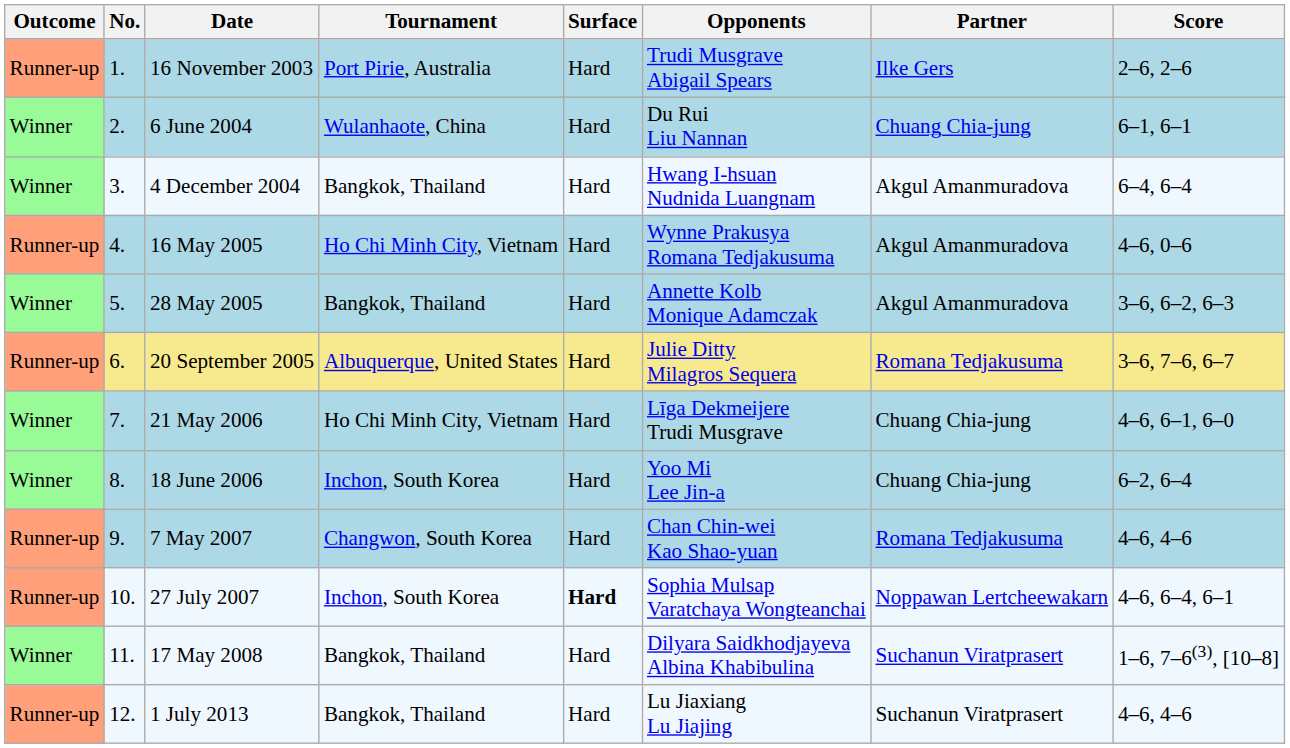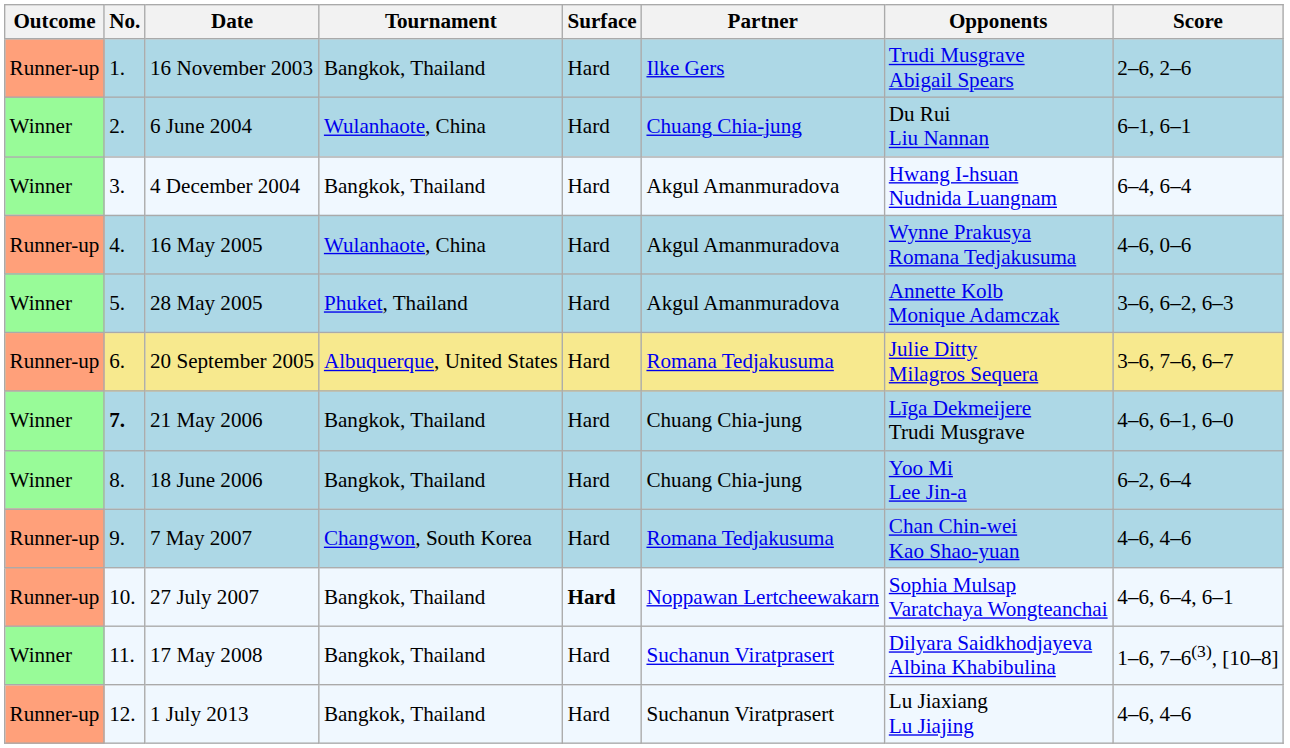columns swapped: (992, 21) <-> (756, 21)
(407, 67) Port Pirie, Australia -> (405, 67) Bangkok, Thailand
(441, 243) Ho Chi Minh City, Vietnam -> (405, 243) Wulanhaote, China
(405, 302) Bangkok, Thailand -> (396, 302) Phuket, Thailand
(117, 420) normal -> (117, 420) bold
(441, 420) Ho Chi Minh City, Vietnam -> (405, 420) Bangkok, Thailand
(412, 478) Inchon, South Korea -> (405, 478) Bangkok, Thailand
(412, 596) Inchon, South Korea -> (405, 596) Bangkok, Thailand
